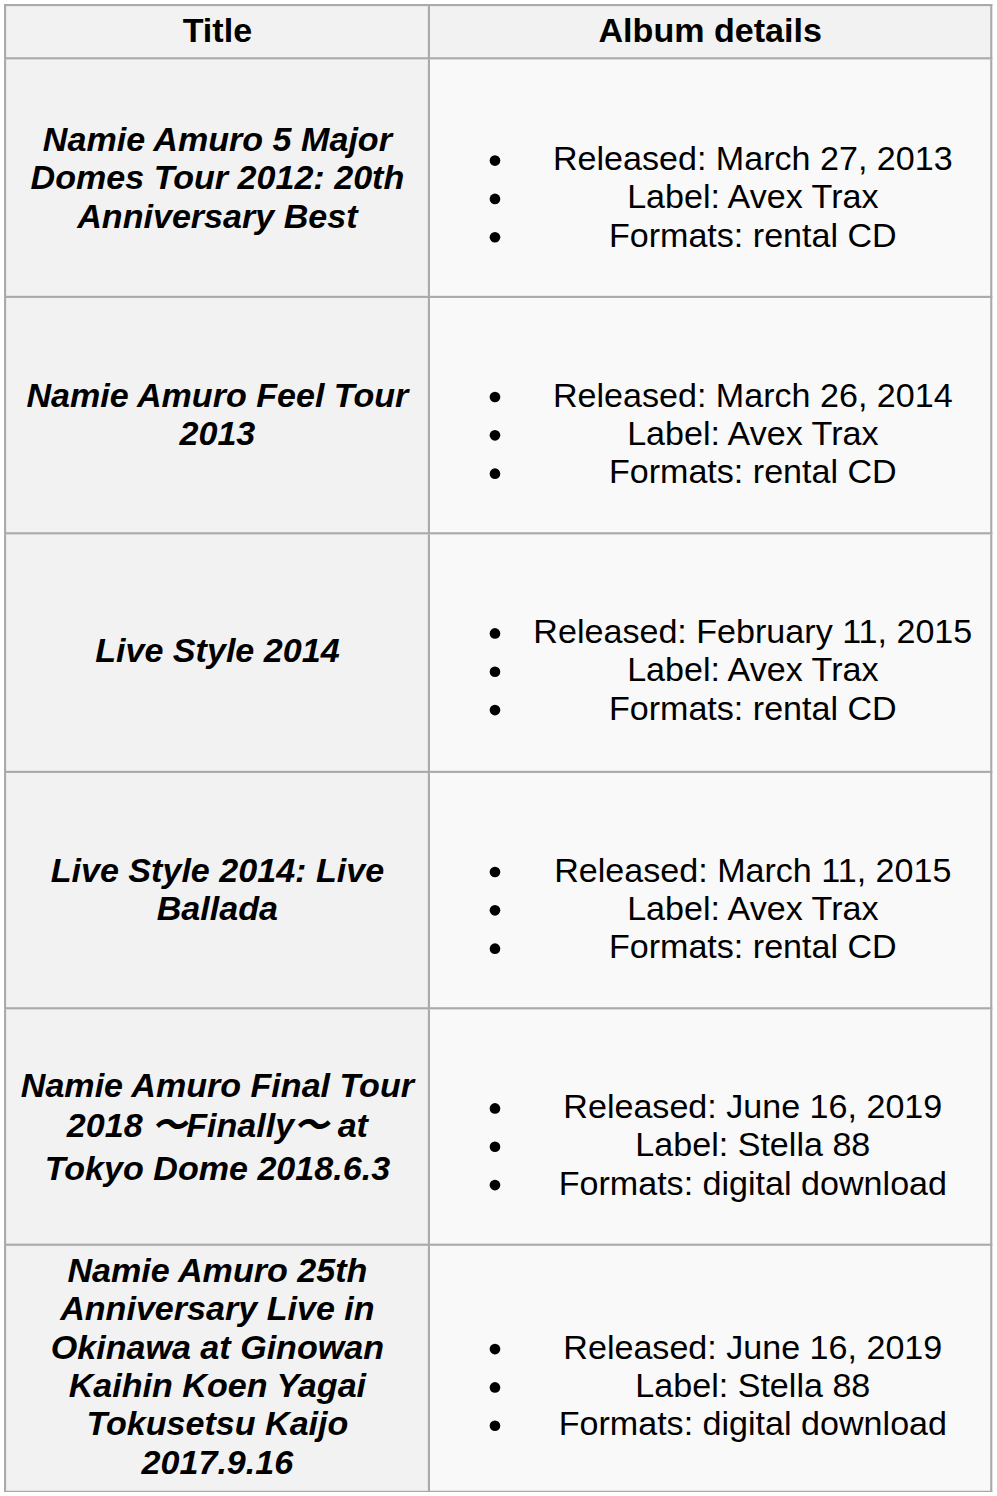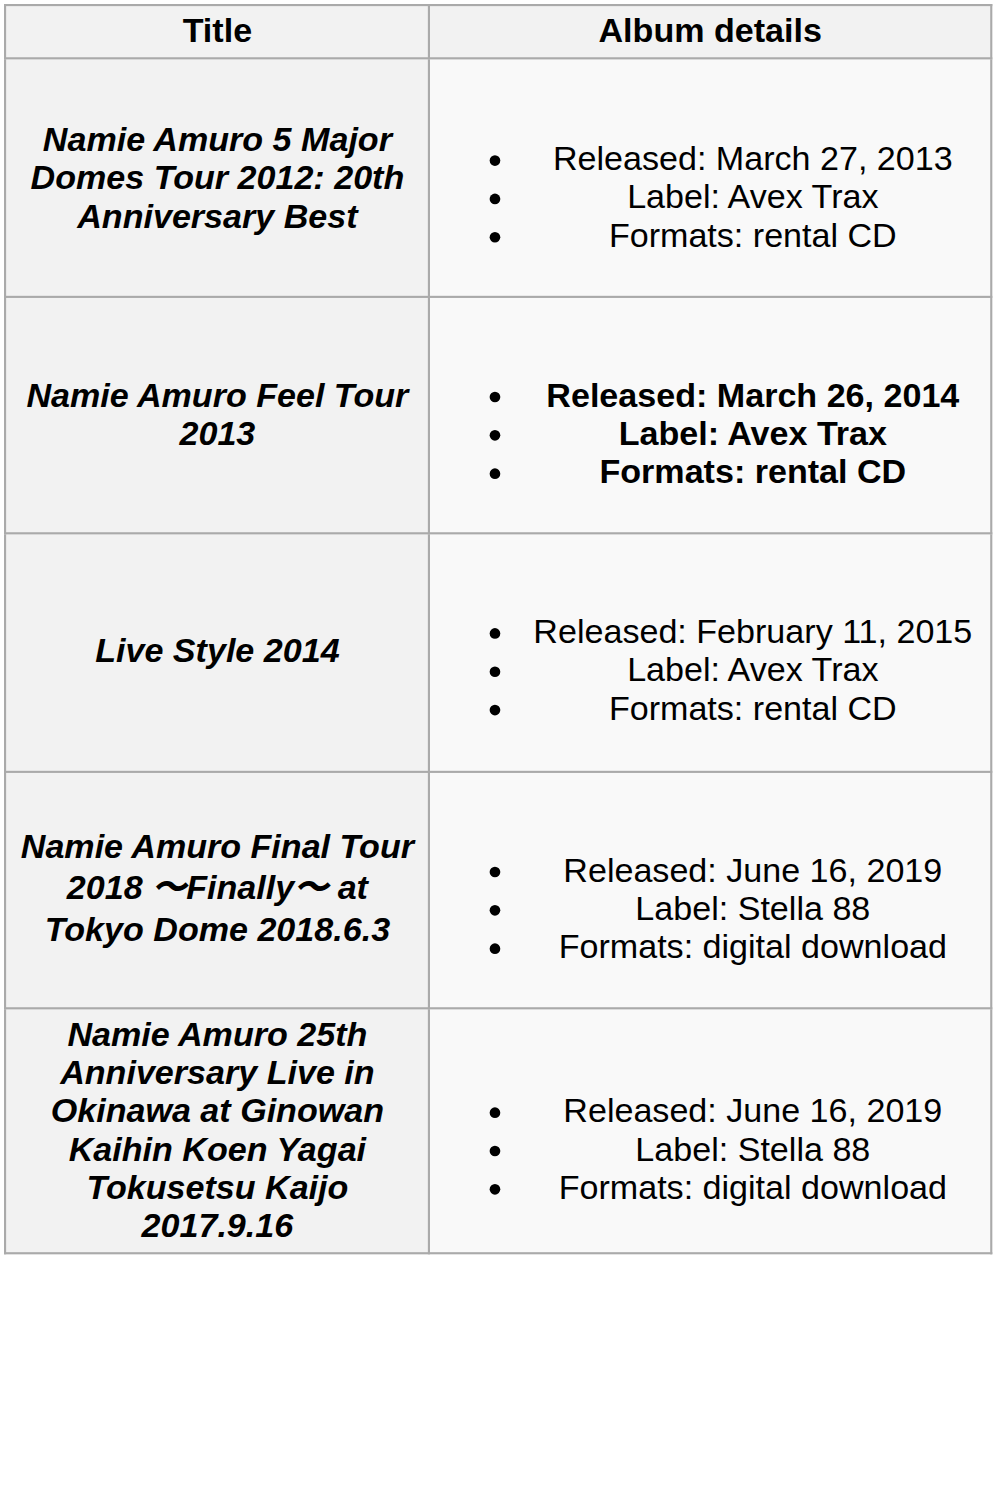(710, 434) normal -> (710, 434) bold
- row: (217, 888)
